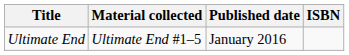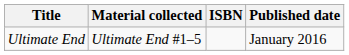columns swapped: (254, 15) <-> (323, 15)
